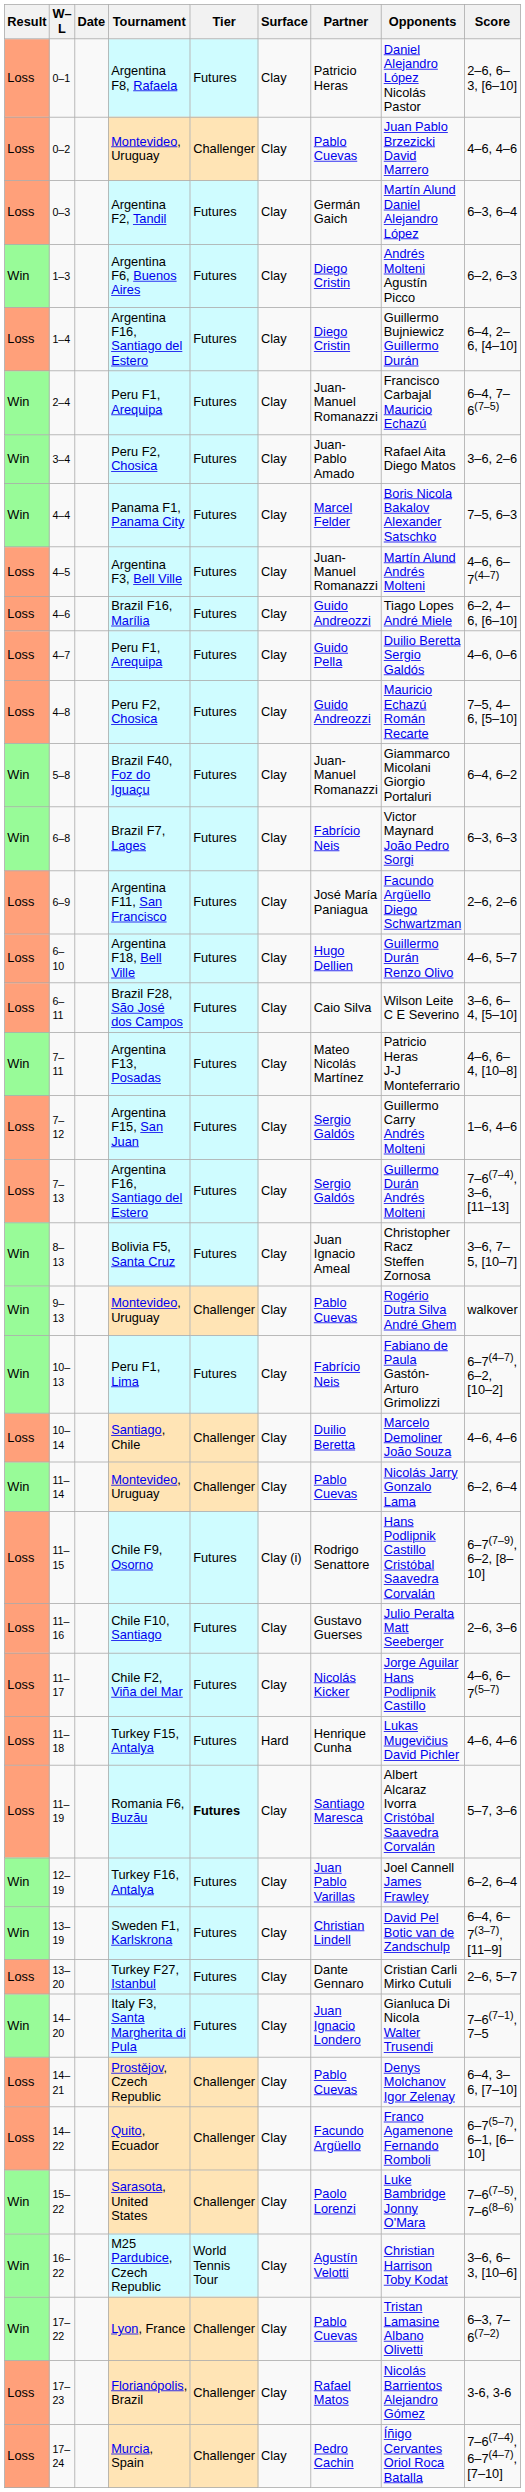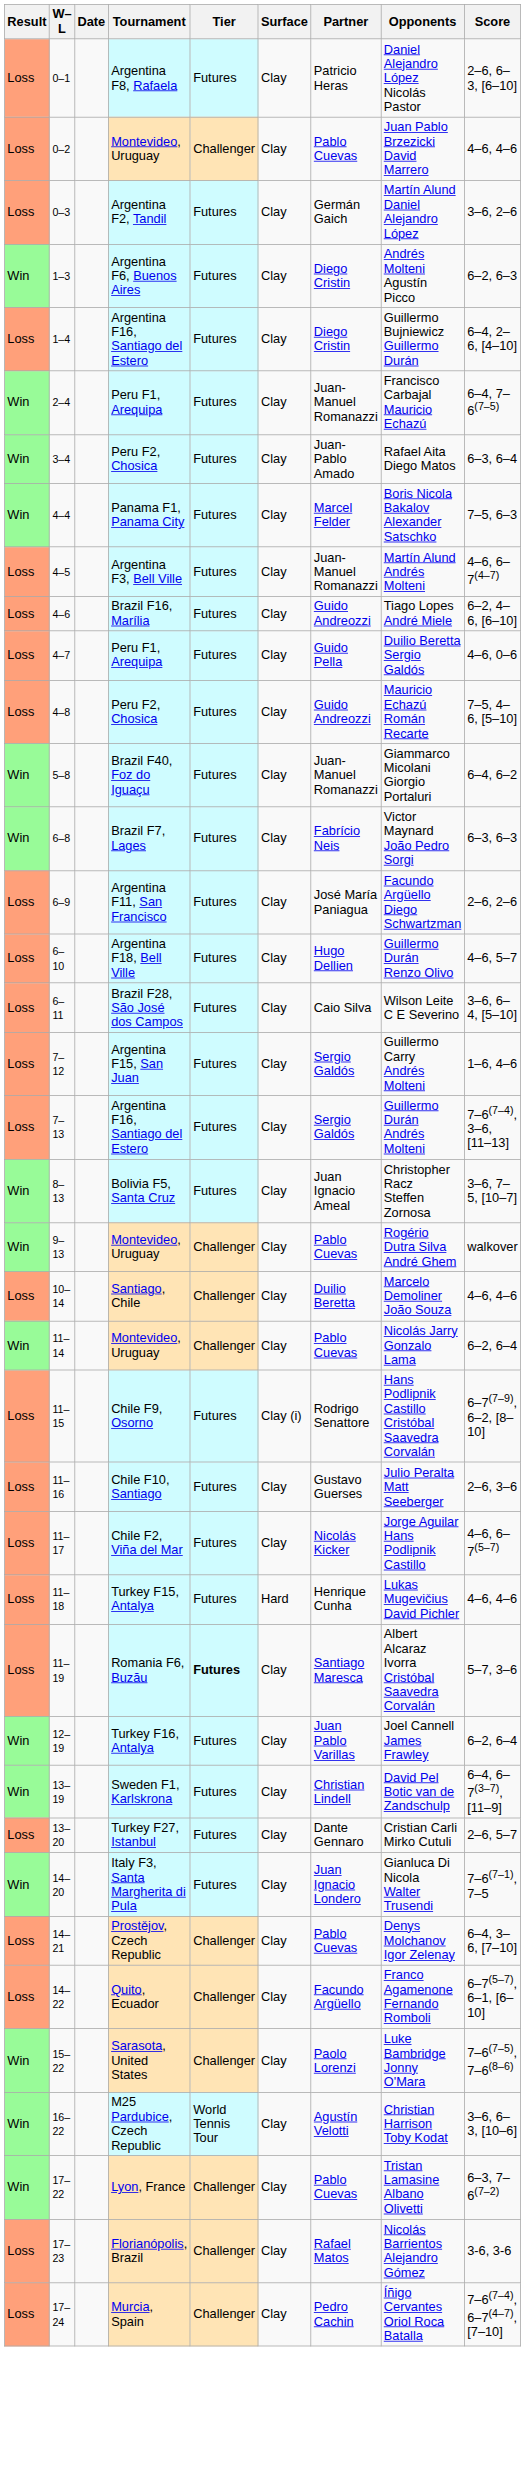(492, 212) 6–3, 6–4 -> (492, 212) 3–6, 2–6
(492, 459) 3–6, 2–6 -> (492, 459) 6–3, 6–4
- row: (58, 1064)
- row: (61, 1375)
